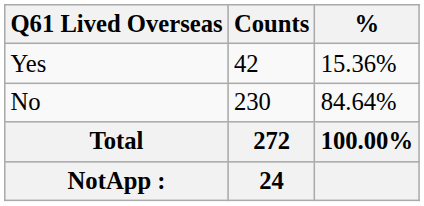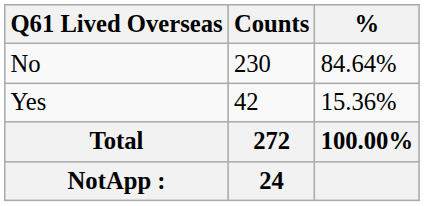rows swapped: (28, 63) <-> (26, 102)
